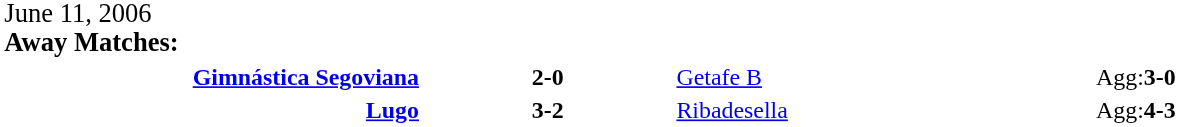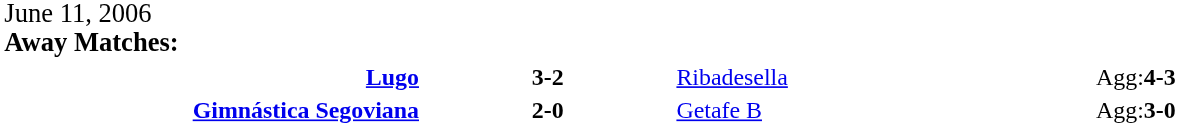rows swapped: (306, 76) <-> (392, 110)
